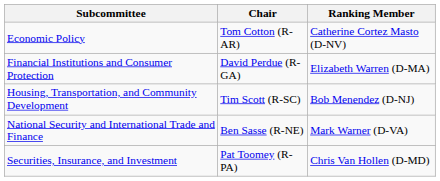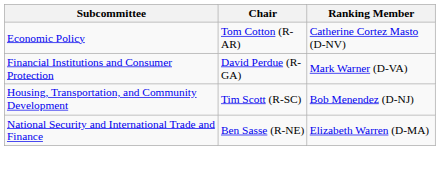(370, 68) Elizabeth Warren (D-MA) -> (359, 68) Mark Warner (D-VA)
(359, 130) Mark Warner (D-VA) -> (369, 130) Elizabeth Warren (D-MA)
- row: (92, 161)
